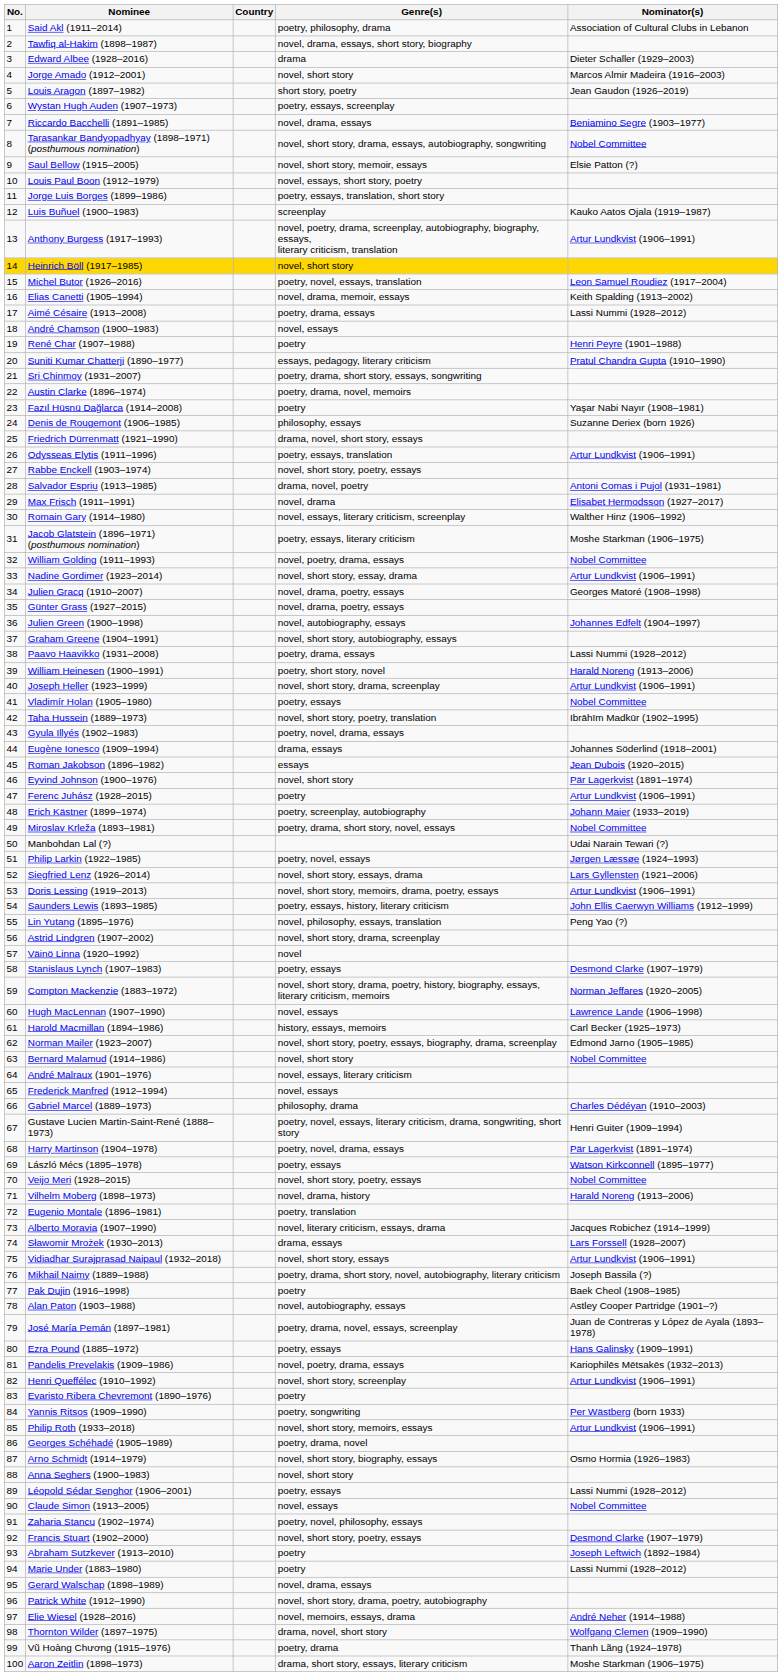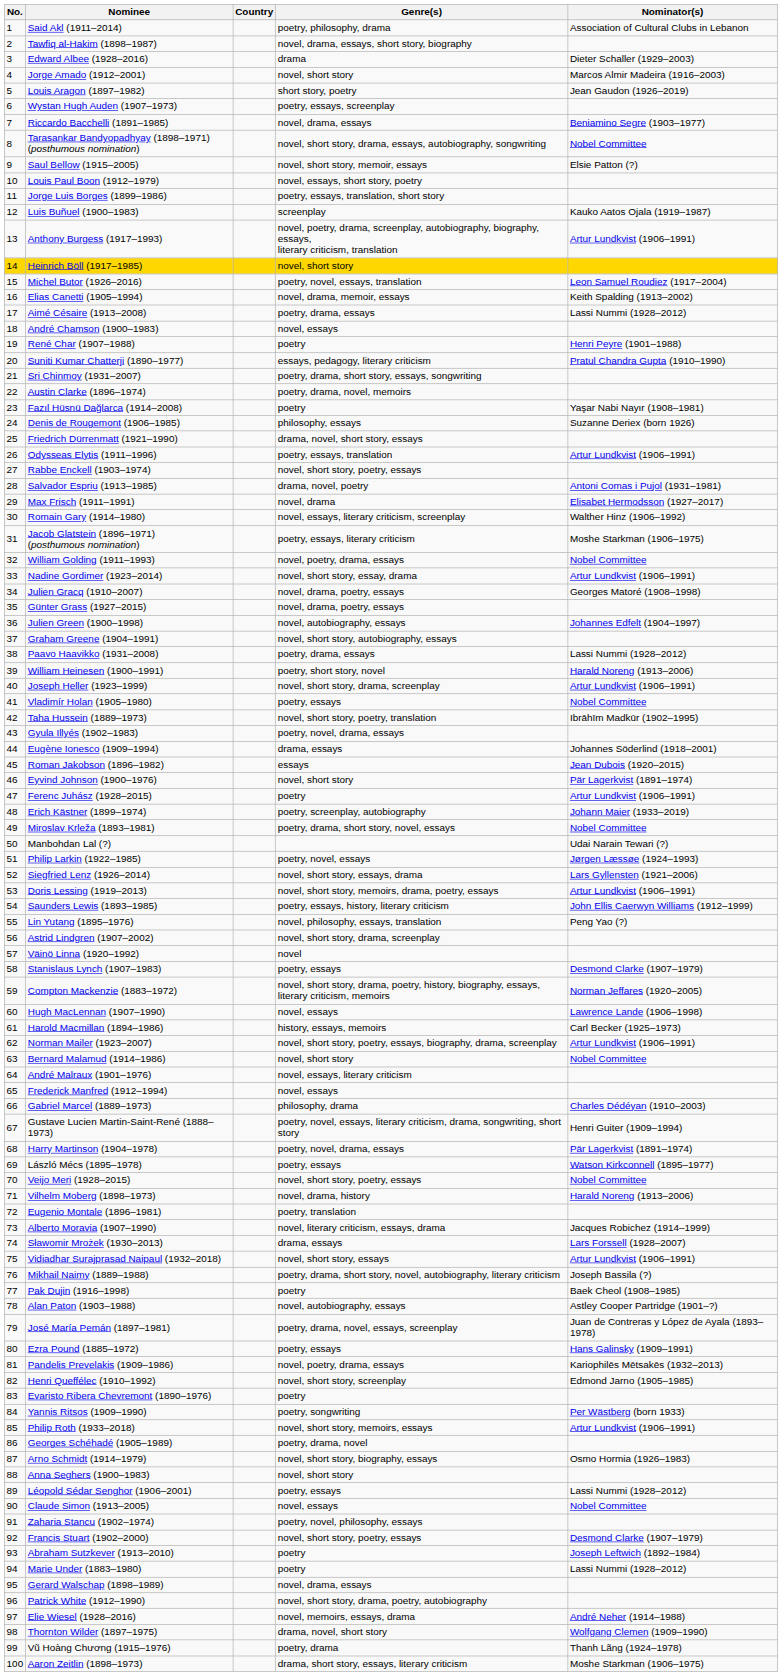(632, 1043) Edmond Jarno (1905–1985) -> (632, 1043) Artur Lundkvist (1906–1991)
(632, 1380) Artur Lundkvist (1906–1991) -> (632, 1380) Edmond Jarno (1905–1985)
